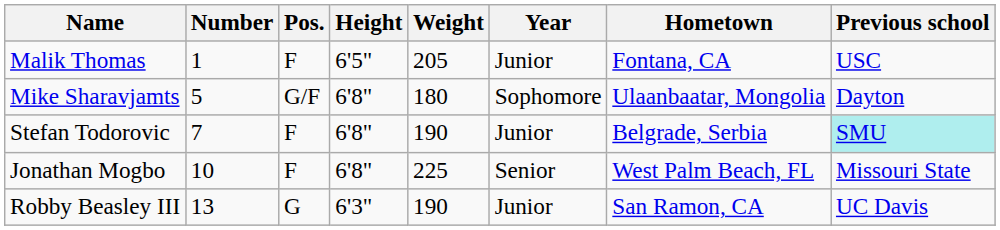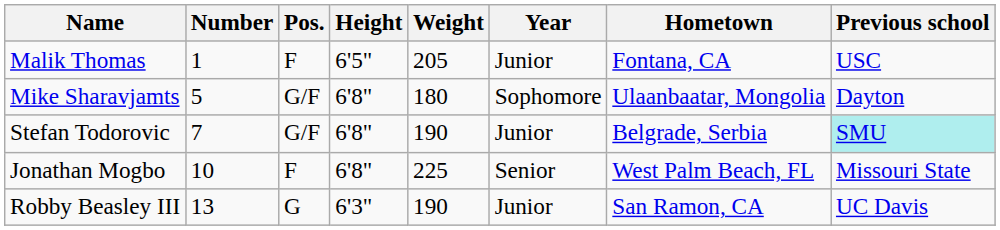(291, 133) F -> (302, 133) G/F
